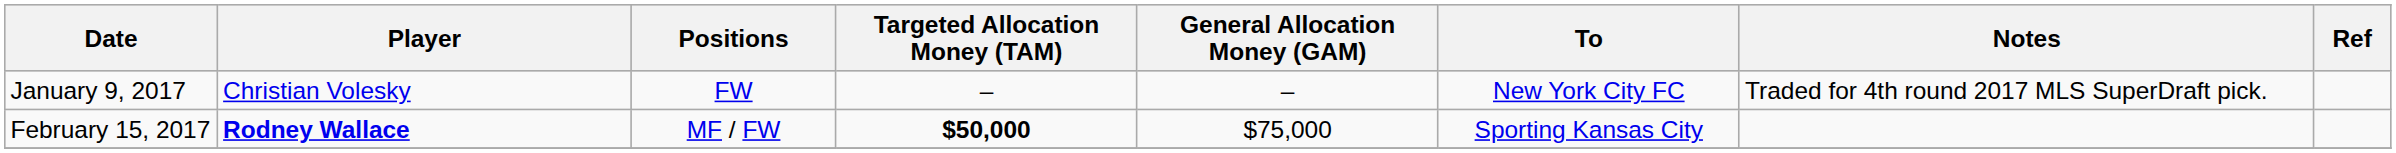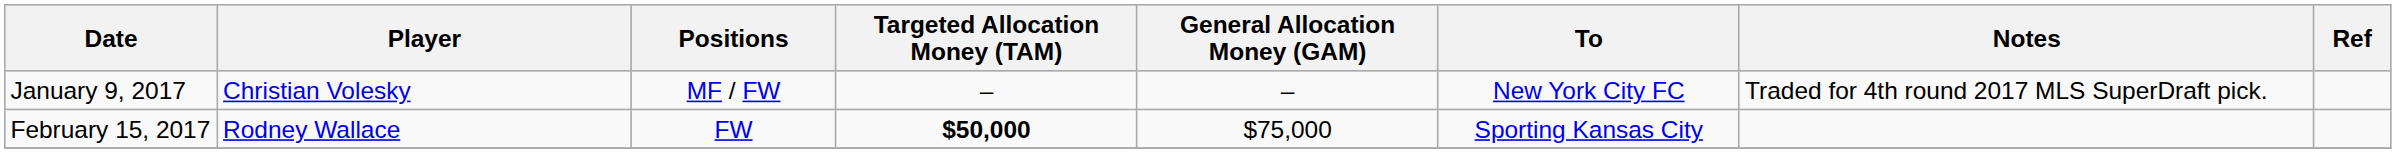(734, 90) FW -> (734, 90) MF / FW
(316, 129) bold -> (312, 129) normal
(734, 129) MF / FW -> (734, 129) FW
